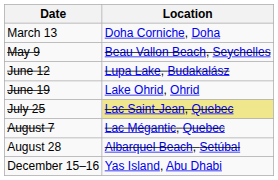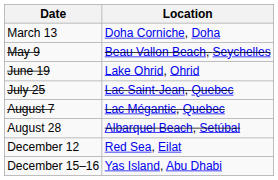- row: (28, 71)
(169, 109) khaki background -> (169, 90) no background
+ row: (43, 147)
